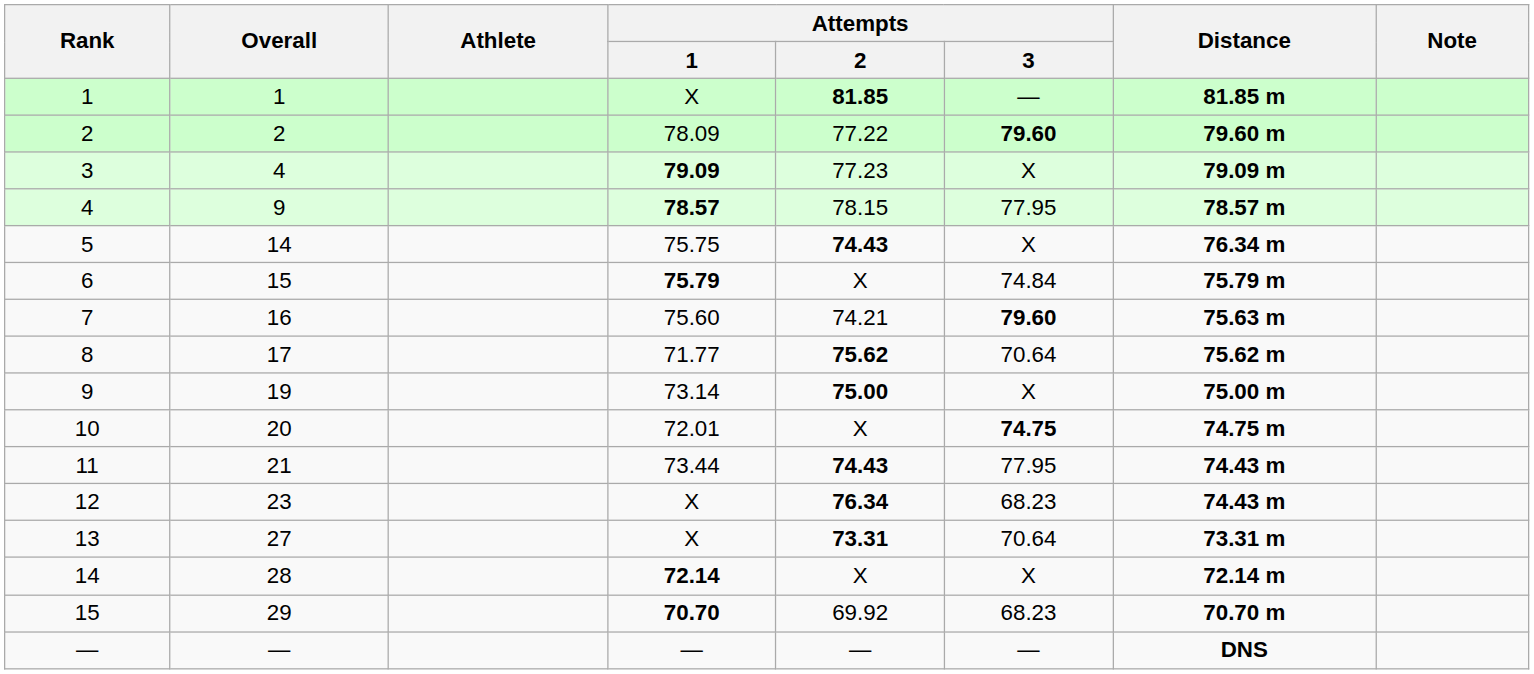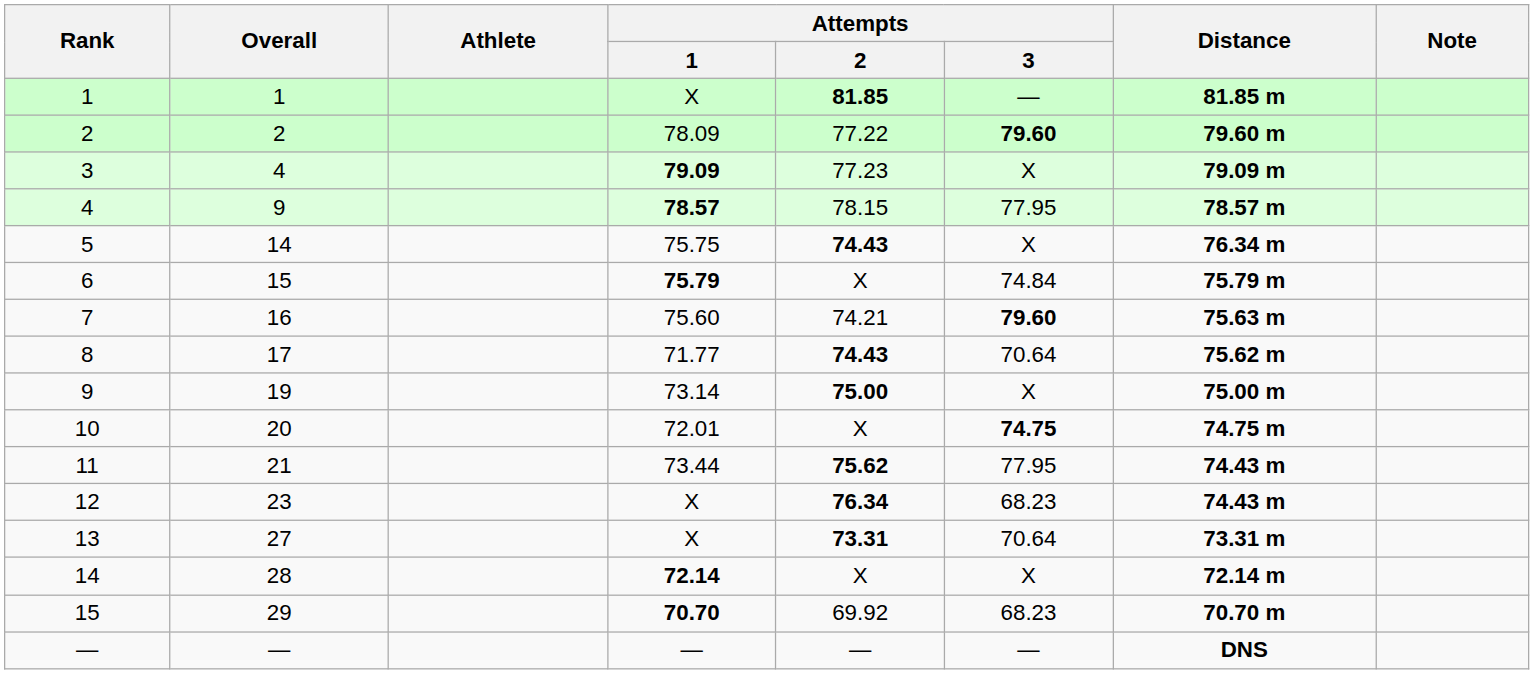(860, 354) 75.62 -> (860, 354) 74.43
(860, 464) 74.43 -> (860, 464) 75.62
